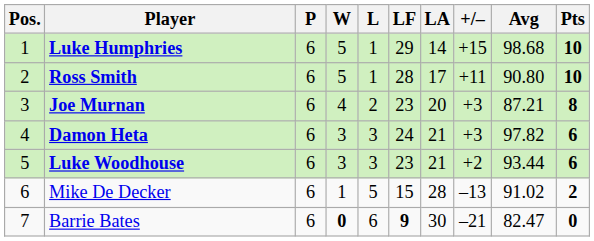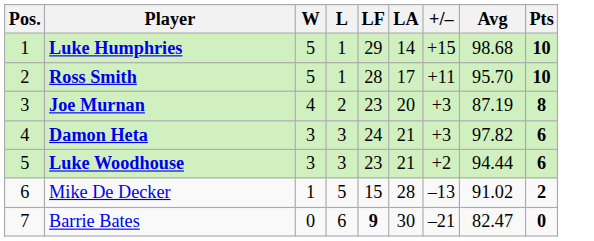- column: (311, 18)
(524, 76) 90.80 -> (493, 76) 95.70
(524, 105) 87.21 -> (493, 105) 87.19
(524, 163) 93.44 -> (493, 163) 94.44
(342, 221) bold -> (311, 221) normal
